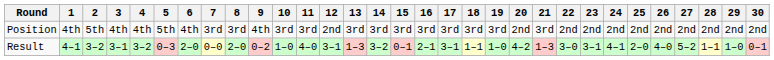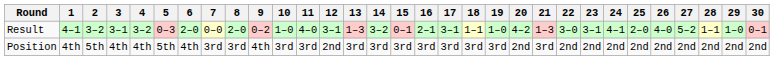rows swapped: (26, 47) <-> (32, 30)
